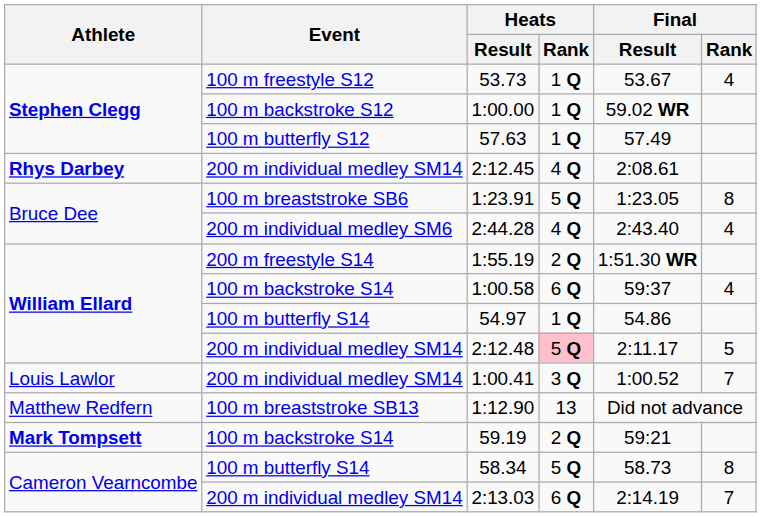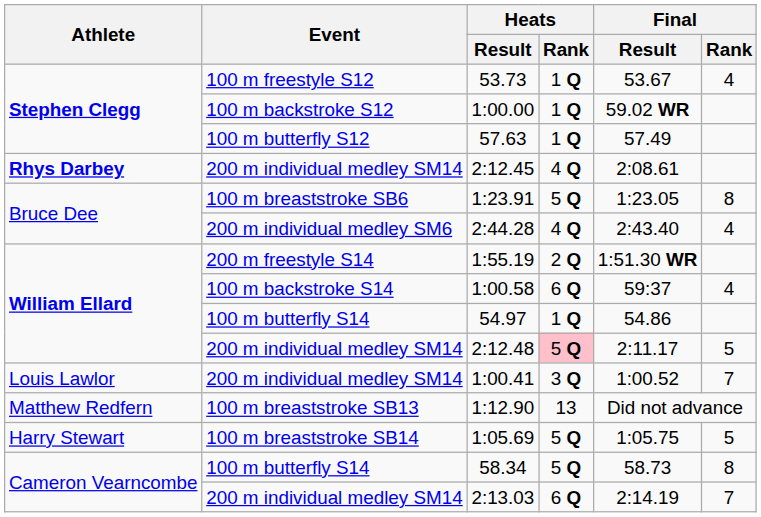+ row: (503, 437)
- row: (503, 437)
